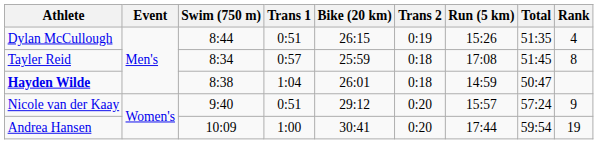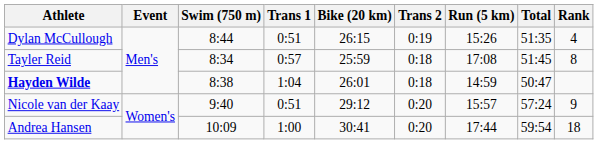(574, 127) 19 -> (574, 127) 18
